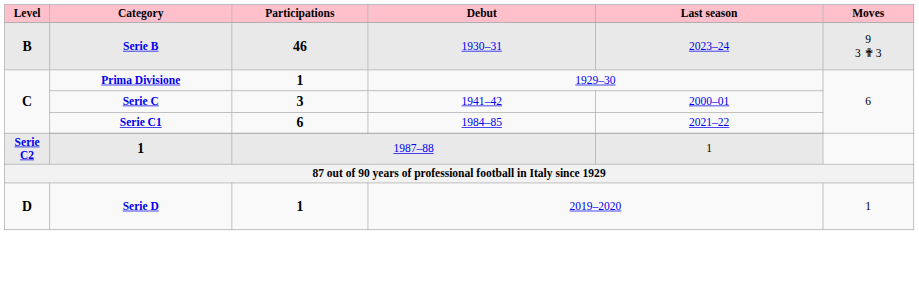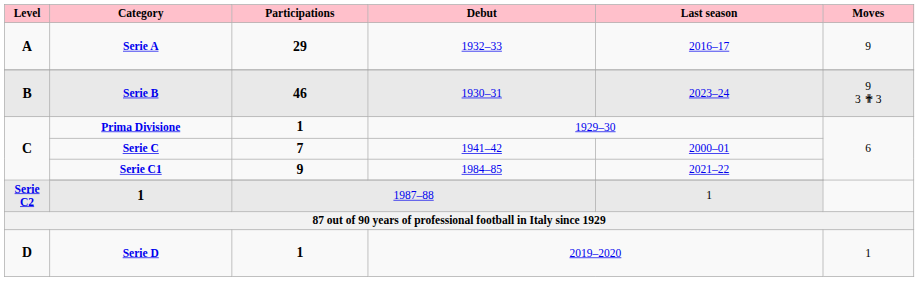+ row: (141, 46)
(300, 101) 3 -> (300, 148) 7
(300, 122) 6 -> (300, 169) 9
